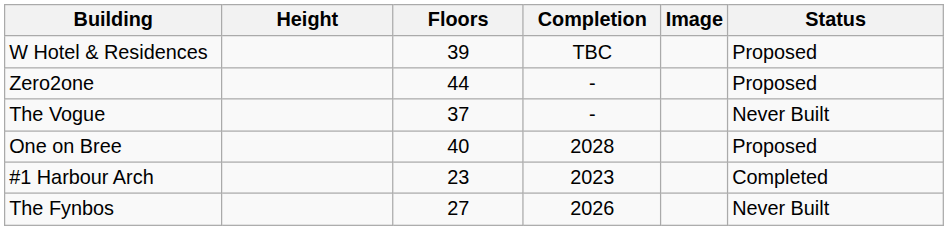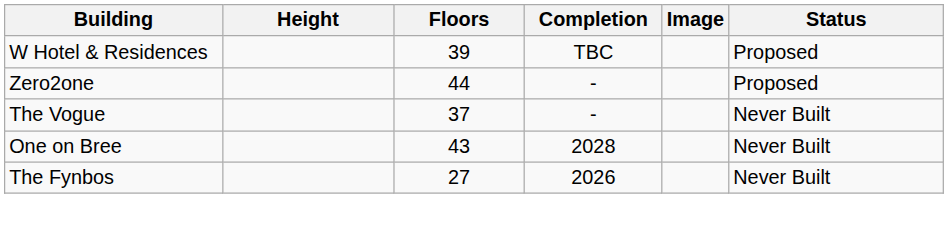(458, 146) 40 -> (459, 146) 43
(775, 146) Proposed -> (782, 146) Never Built
- row: (81, 177)
